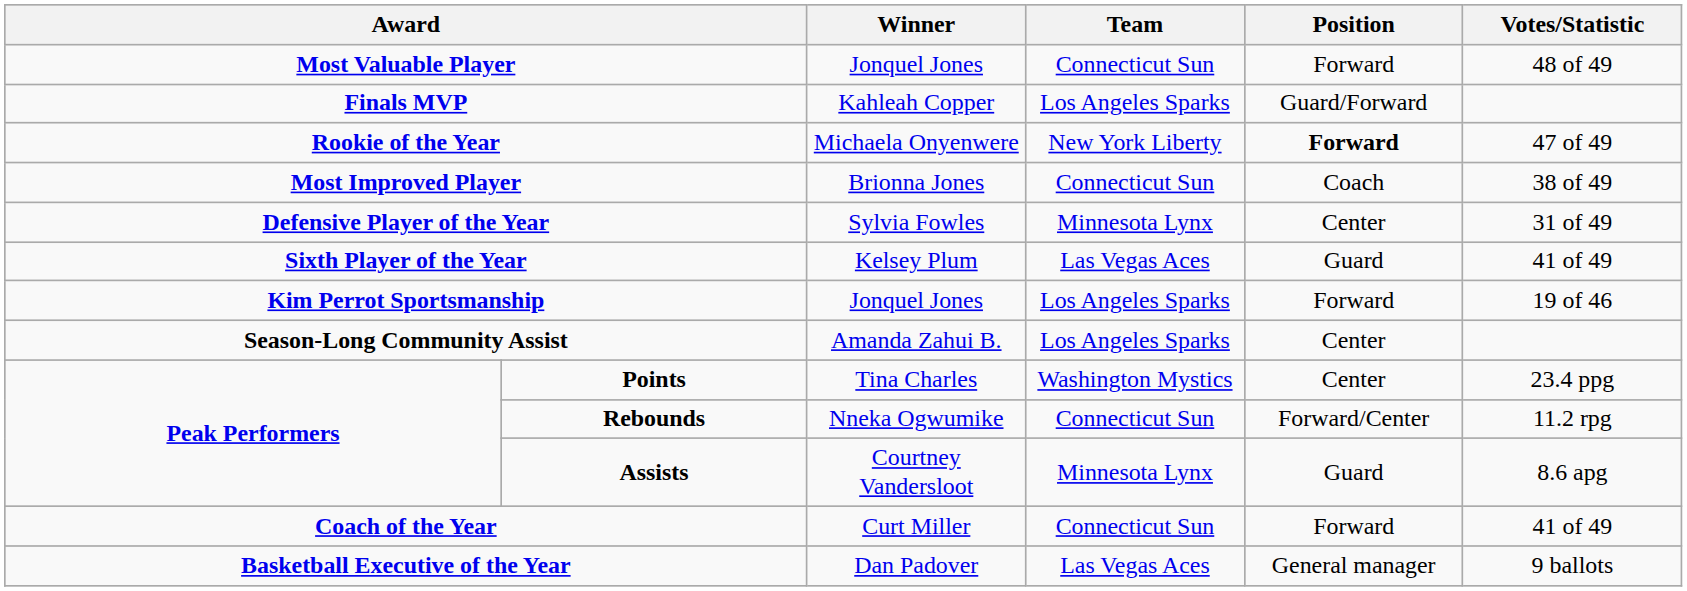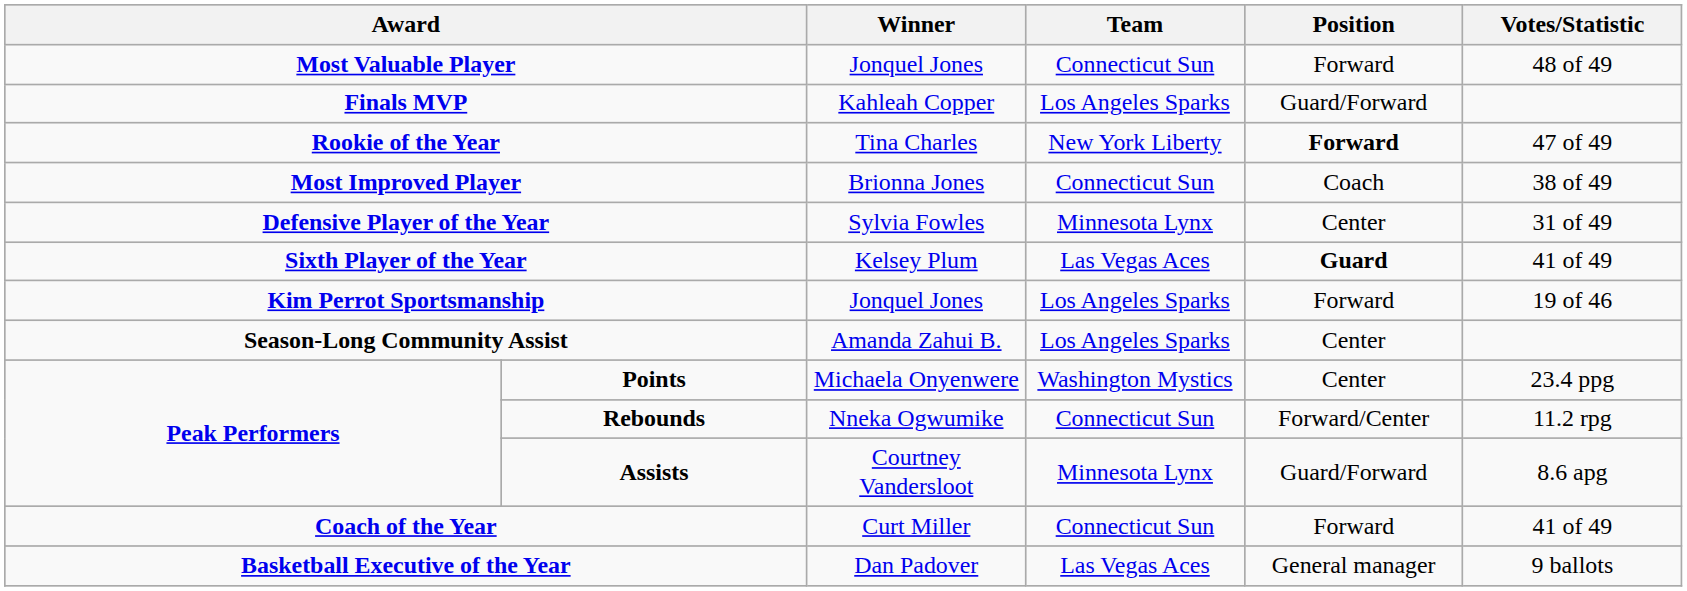(916, 142) Michaela Onyenwere -> (916, 142) Tina Charles
(1354, 261) normal -> (1354, 261) bold
(916, 379) Tina Charles -> (916, 379) Michaela Onyenwere
(1354, 472) Guard -> (1354, 472) Guard/Forward
